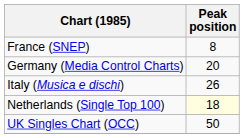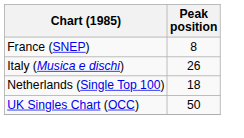- row: (95, 66)
(213, 104) lightyellow background -> (194, 85) no background
